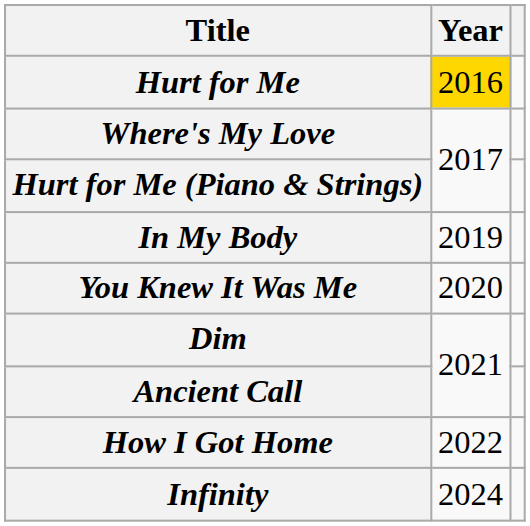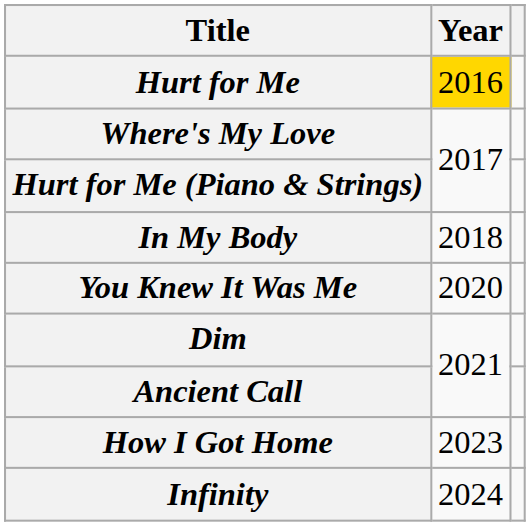(471, 236) 2019 -> (471, 236) 2018
(471, 442) 2022 -> (471, 442) 2023
